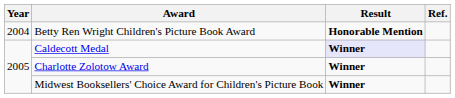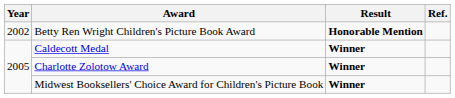(18, 31) 2004 -> (18, 31) 2002
(347, 48) lavender background -> (347, 48) no background
